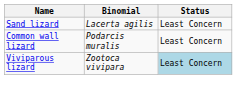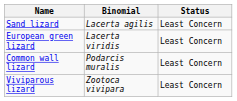+ row: (40, 41)
(191, 63) lightblue background -> (191, 85) no background
